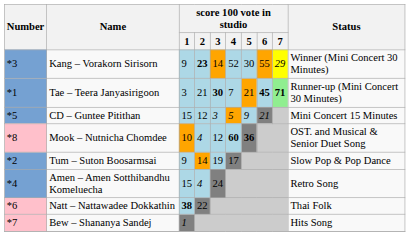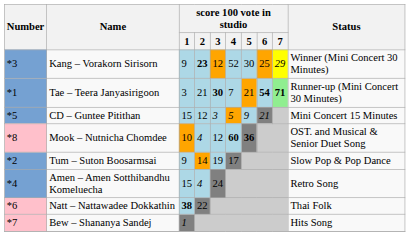(218, 64) 14 -> (218, 64) 12
(265, 64) 55 -> (265, 64) 25
(265, 92) 45 -> (265, 92) 54
